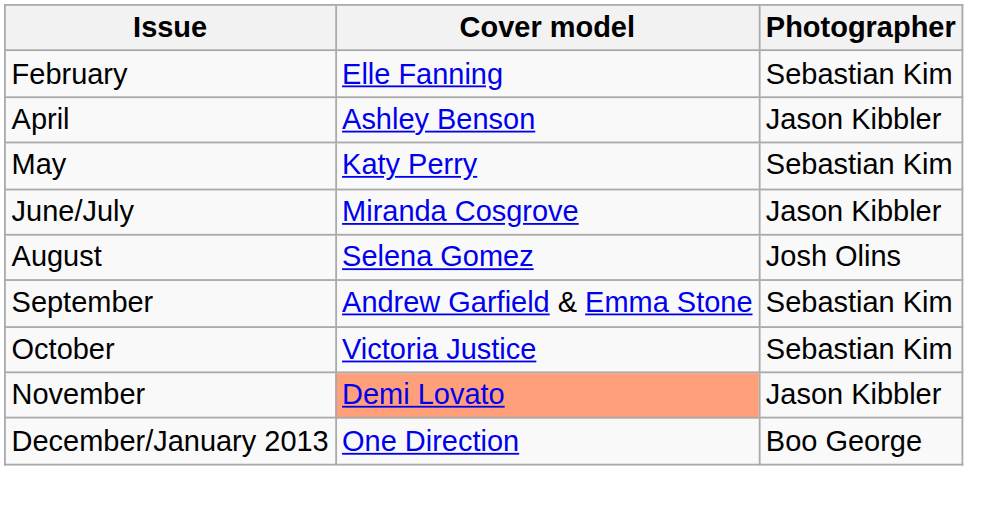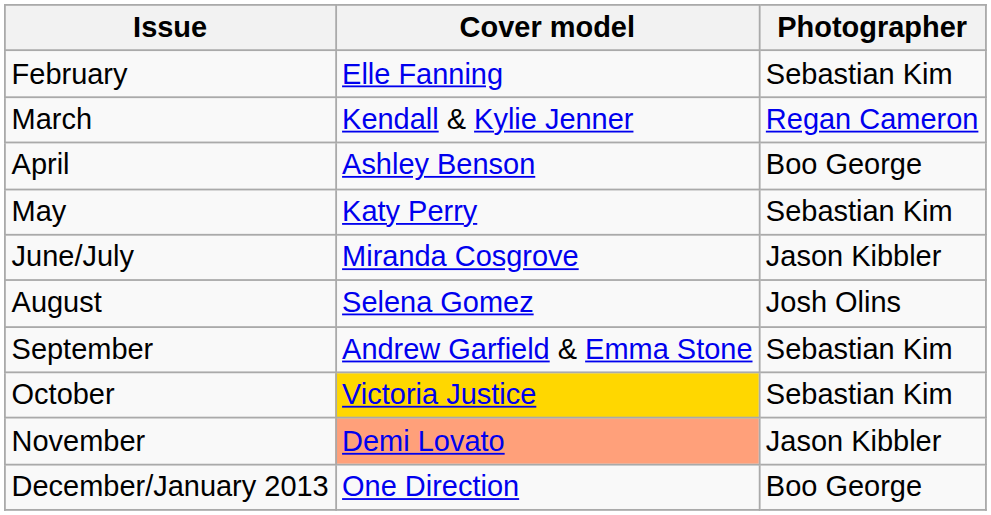+ row: (52, 119)
(854, 119) Jason Kibbler -> (844, 165) Boo George
(439, 348) no background -> (439, 394) gold background
